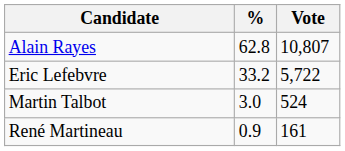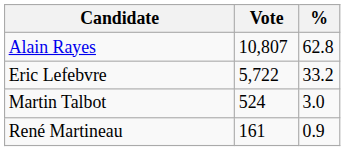columns swapped: (308, 18) <-> (255, 18)
